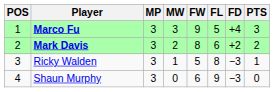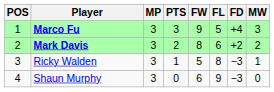columns swapped: (175, 12) <-> (257, 12)
